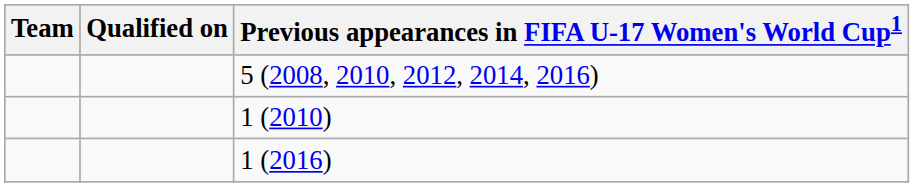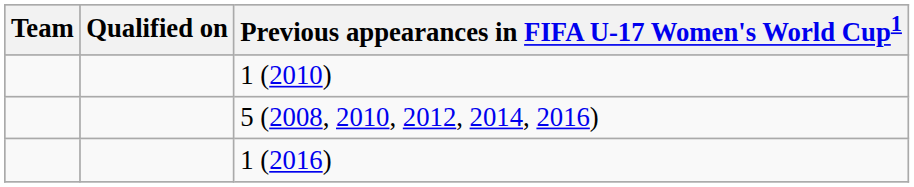rows swapped: (420, 75) <-> (286, 117)
